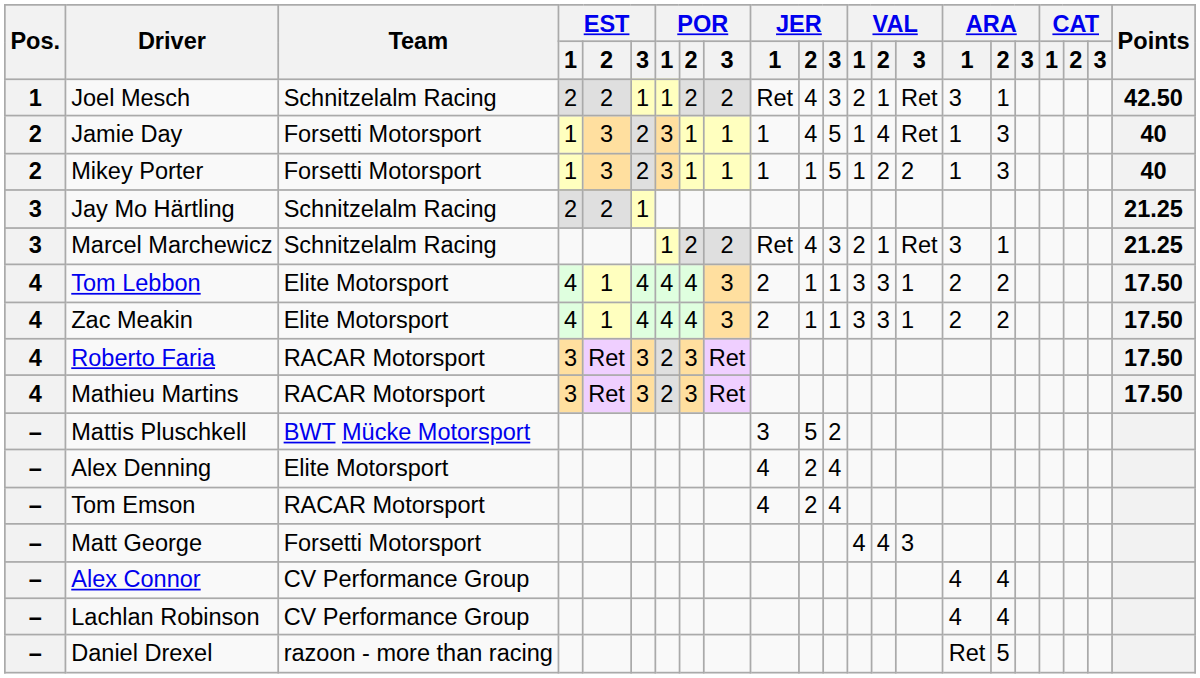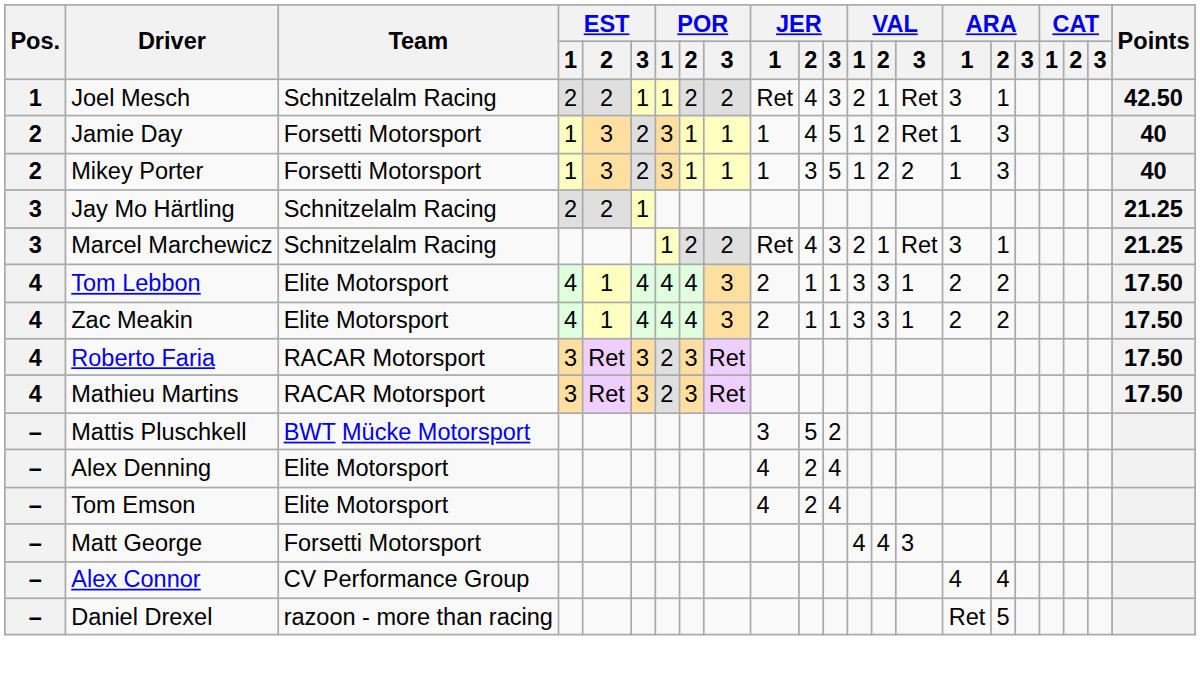(883, 134) 4 -> (883, 134) 2
(811, 171) 1 -> (811, 171) 3
(384, 505) RACAR Motorsport -> (366, 505) Elite Motorsport
- row: (165, 616)
